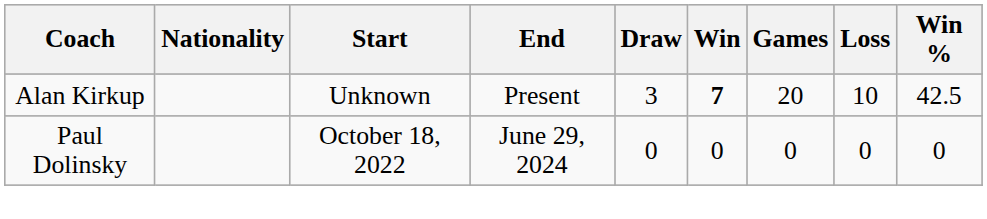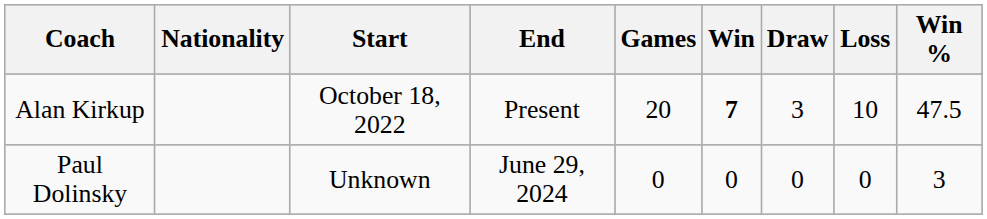columns swapped: (790, 39) <-> (651, 39)
(380, 94) Unknown -> (380, 109) October 18, 2022
(939, 94) 42.5 -> (939, 109) 47.5
(380, 150) October 18, 2022 -> (380, 179) Unknown
(939, 150) 0 -> (939, 179) 3
